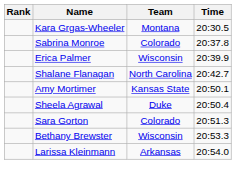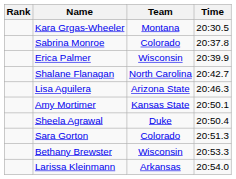+ row: (63, 89)
